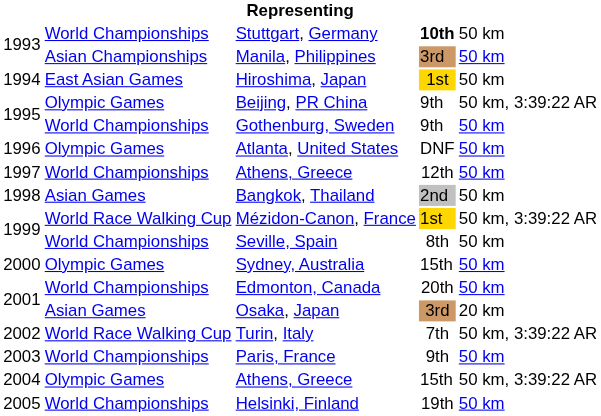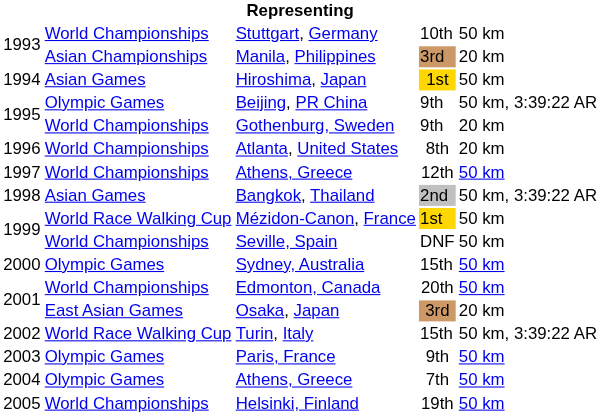(437, 33) bold -> (436, 33) normal
(482, 56) 50 km -> (482, 56) 20 km
(114, 79) East Asian Games -> (95, 79) Asian Games
(482, 126) 50 km -> (482, 126) 20 km
(104, 149) Olympic Games -> (127, 149) World Championships
(437, 149) DNF -> (437, 149) 8th
(482, 149) 50 km -> (482, 149) 20 km
(482, 195) 50 km -> (528, 195) 50 km, 3:39:22 AR
(528, 218) 50 km, 3:39:22 AR -> (482, 218) 50 km
(437, 241) 8th -> (437, 241) DNF
(95, 310) Asian Games -> (114, 310) East Asian Games
(437, 333) 7th -> (436, 333) 15th
(127, 357) World Championships -> (104, 357) Olympic Games
(436, 380) 15th -> (437, 380) 7th
(528, 380) 50 km, 3:39:22 AR -> (482, 380) 50 km
